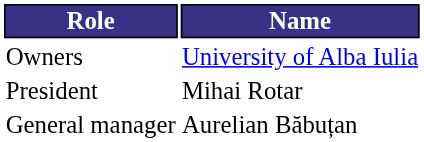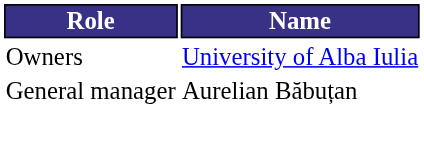- row: (52, 90)
